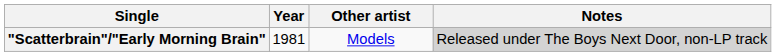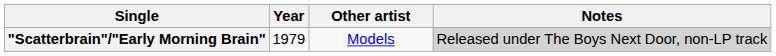(289, 39) 1981 -> (289, 39) 1979
